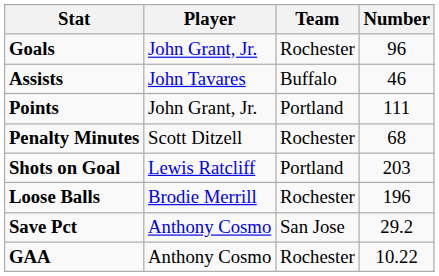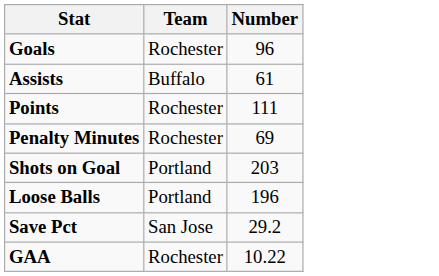- column: (210, 19)
(397, 78) 46 -> (265, 78) 61
(312, 108) Portland -> (185, 108) Rochester
(397, 138) 68 -> (265, 138) 69
(317, 197) Rochester -> (180, 197) Portland
